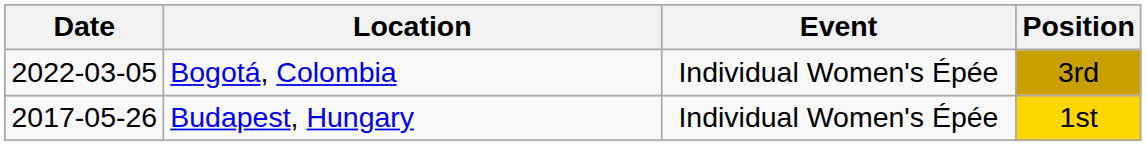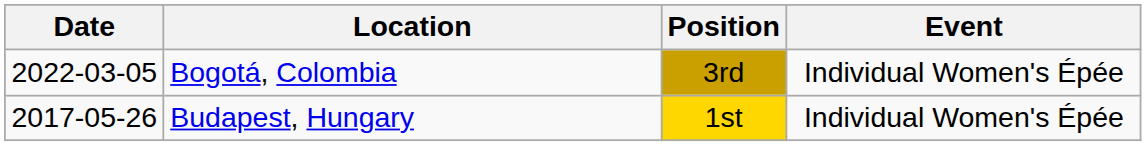columns swapped: (838, 27) <-> (1079, 27)
